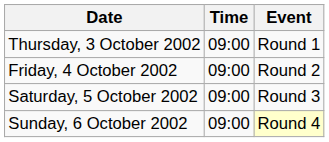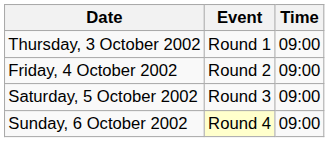columns swapped: (229, 17) <-> (289, 17)
